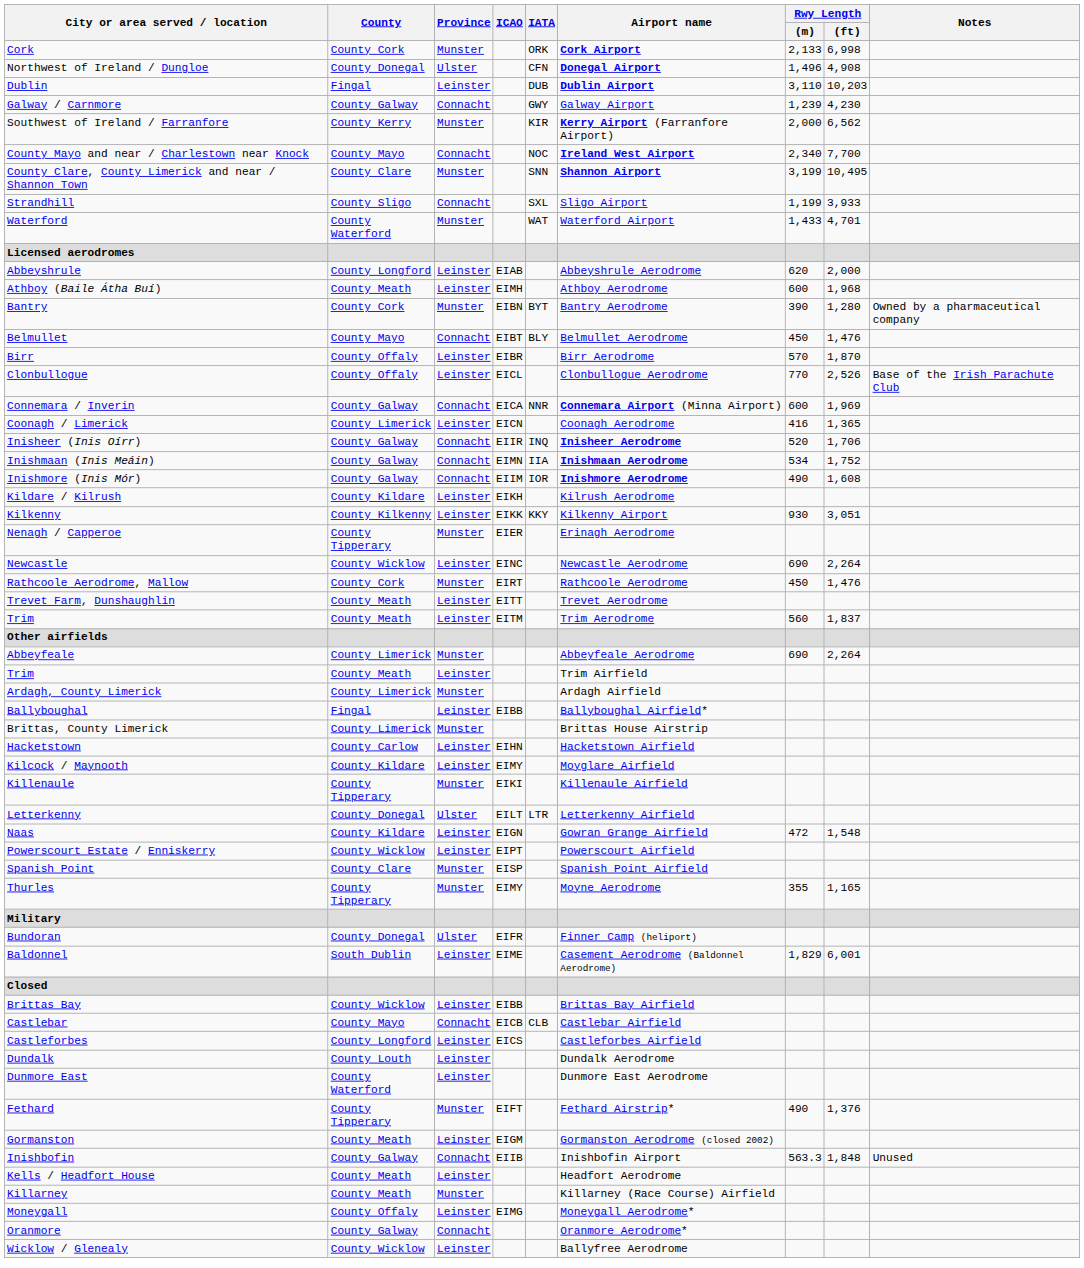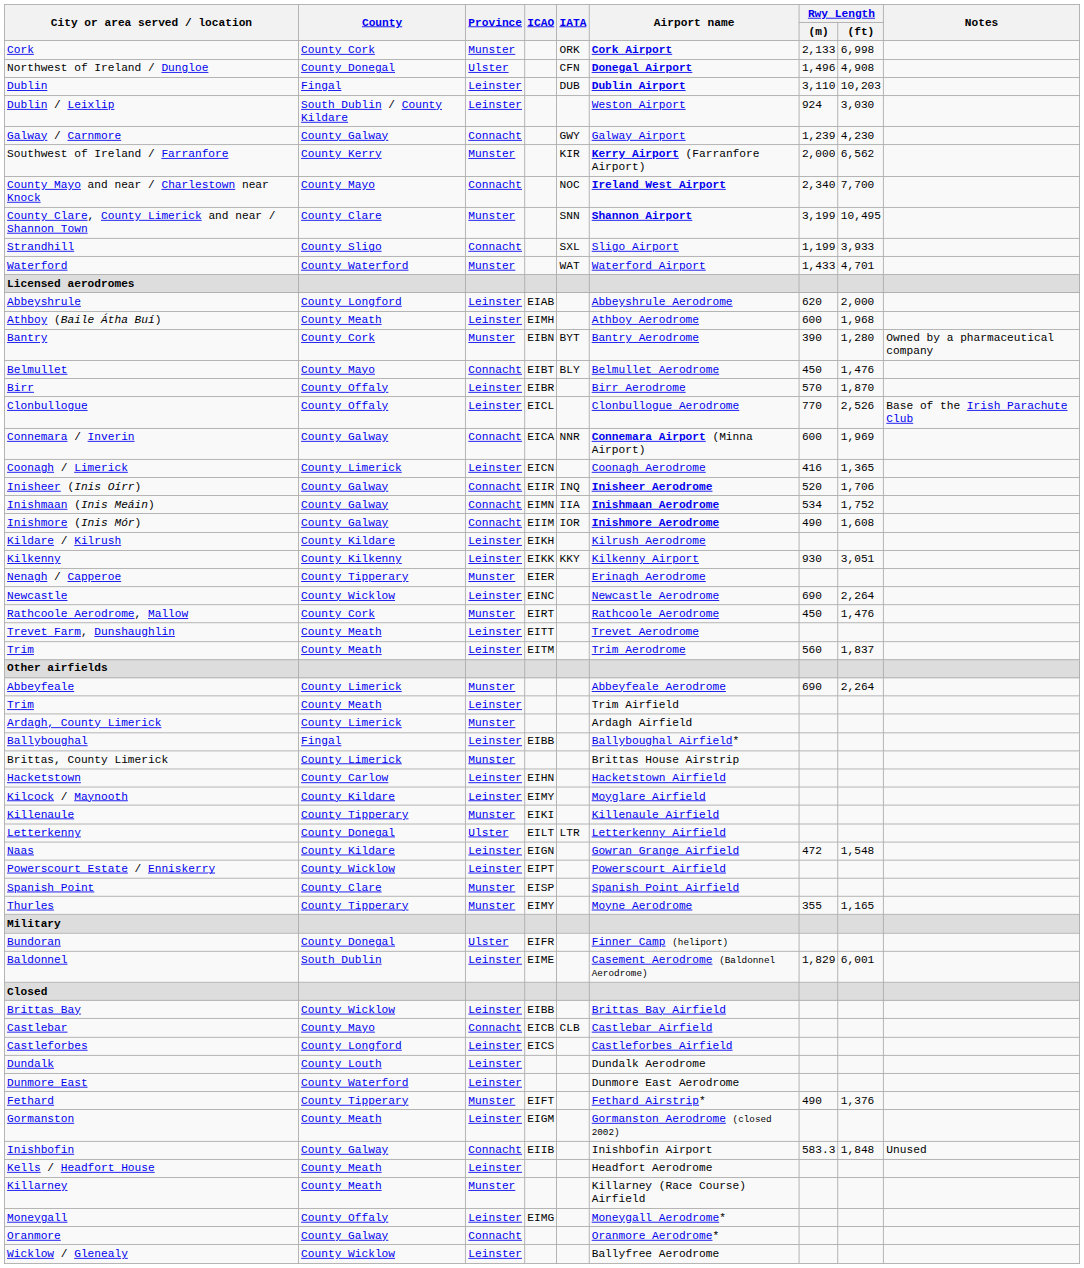+ row: (61, 105)
(805, 1158) 563.3 -> (819, 1150) 583.3
